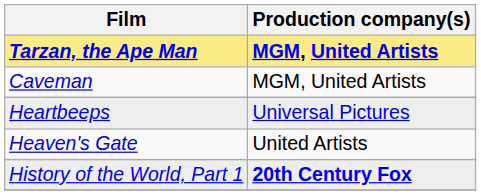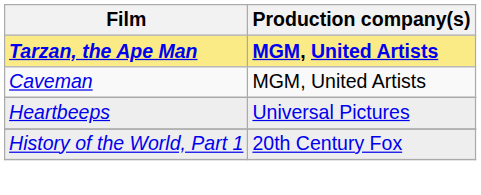- row: (73, 143)
(332, 174) bold -> (327, 143) normal
